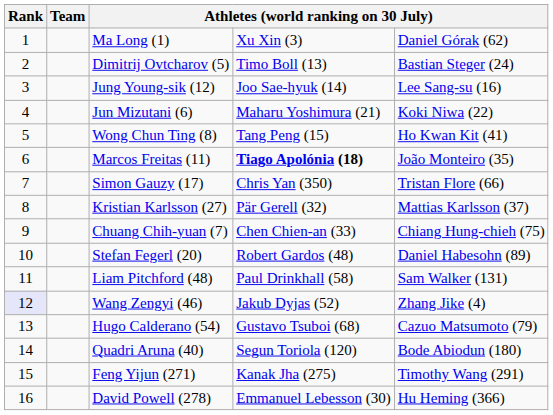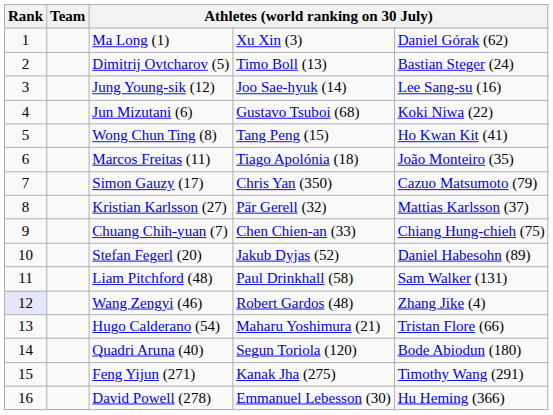(308, 111) Maharu Yoshimura (21) -> (298, 111) Gustavo Tsuboi (68)
(300, 159) bold -> (297, 159) normal
(451, 183) Tristan Flore (66) -> (467, 183) Cazuo Matsumoto (79)
(295, 254) Robert Gardos (48) -> (288, 254) Jakub Dyjas (52)
(288, 302) Jakub Dyjas (52) -> (295, 302) Robert Gardos (48)
(298, 326) Gustavo Tsuboi (68) -> (308, 326) Maharu Yoshimura (21)
(467, 326) Cazuo Matsumoto (79) -> (451, 326) Tristan Flore (66)
